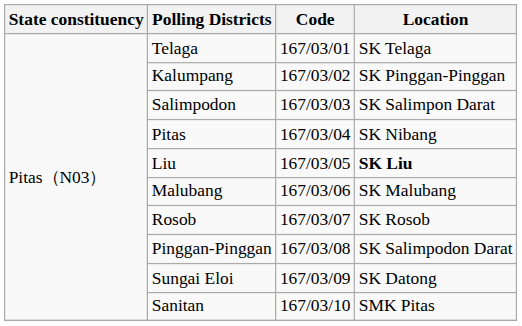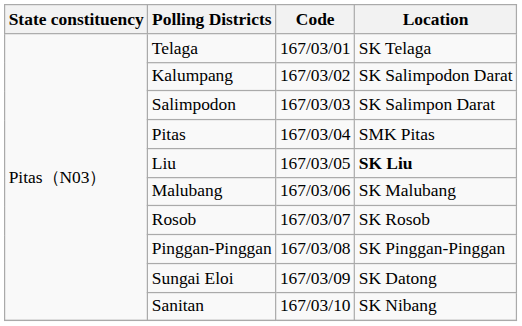(432, 76) SK Pinggan-Pinggan -> (436, 76) SK Salimpodon Darat
(398, 134) SK Nibang -> (397, 134) SMK Pitas
(436, 249) SK Salimpodon Darat -> (432, 249) SK Pinggan-Pinggan
(397, 306) SMK Pitas -> (398, 306) SK Nibang
